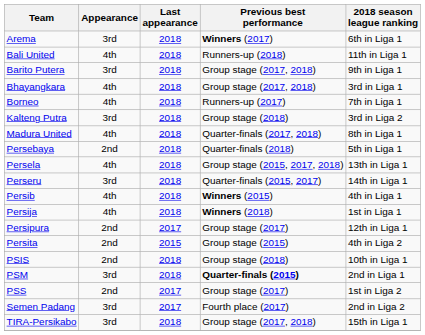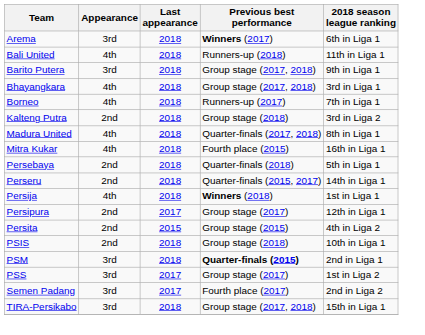(110, 117) 3rd -> (110, 117) 2nd
+ row: (32, 149)
- row: (23, 165)
(110, 180) 3rd -> (110, 180) 2nd
- row: (21, 196)
(110, 290) 2nd -> (110, 275) 3rd
